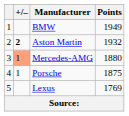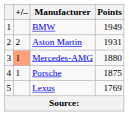(18, 42) bold -> (18, 42) normal
(113, 42) 1932 -> (113, 42) 1931
